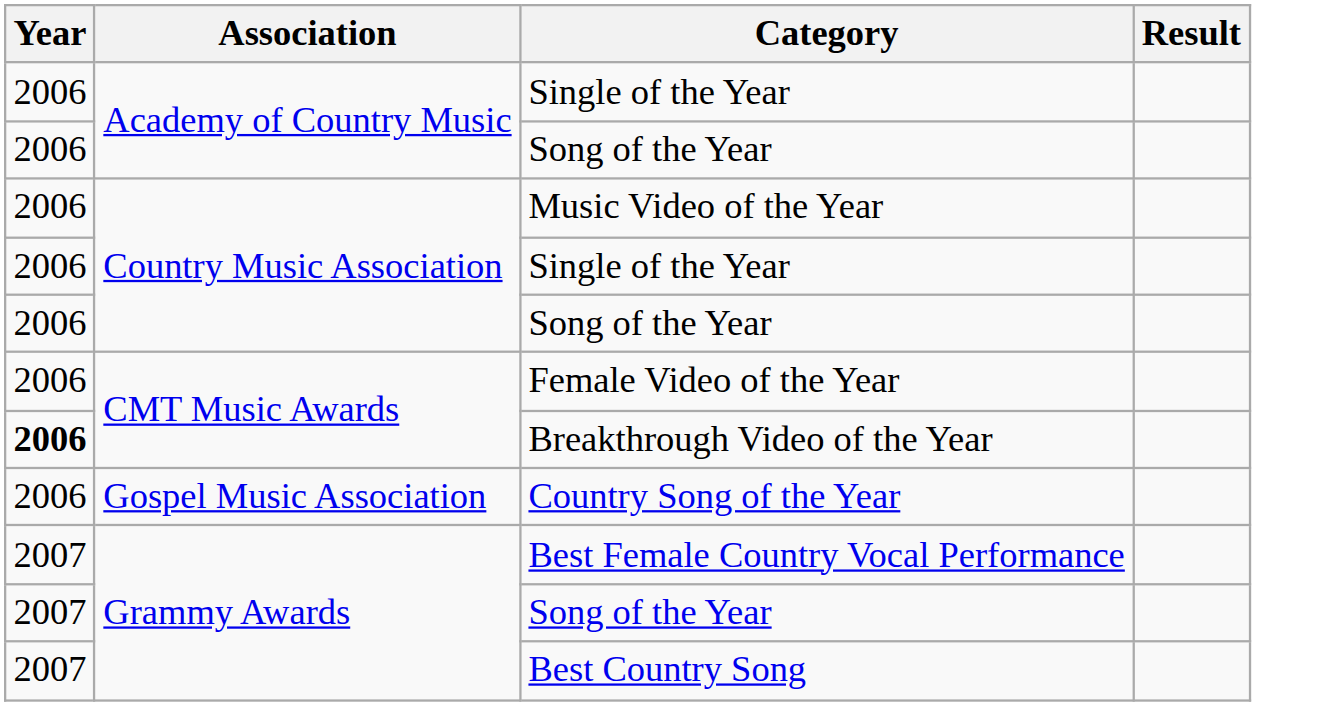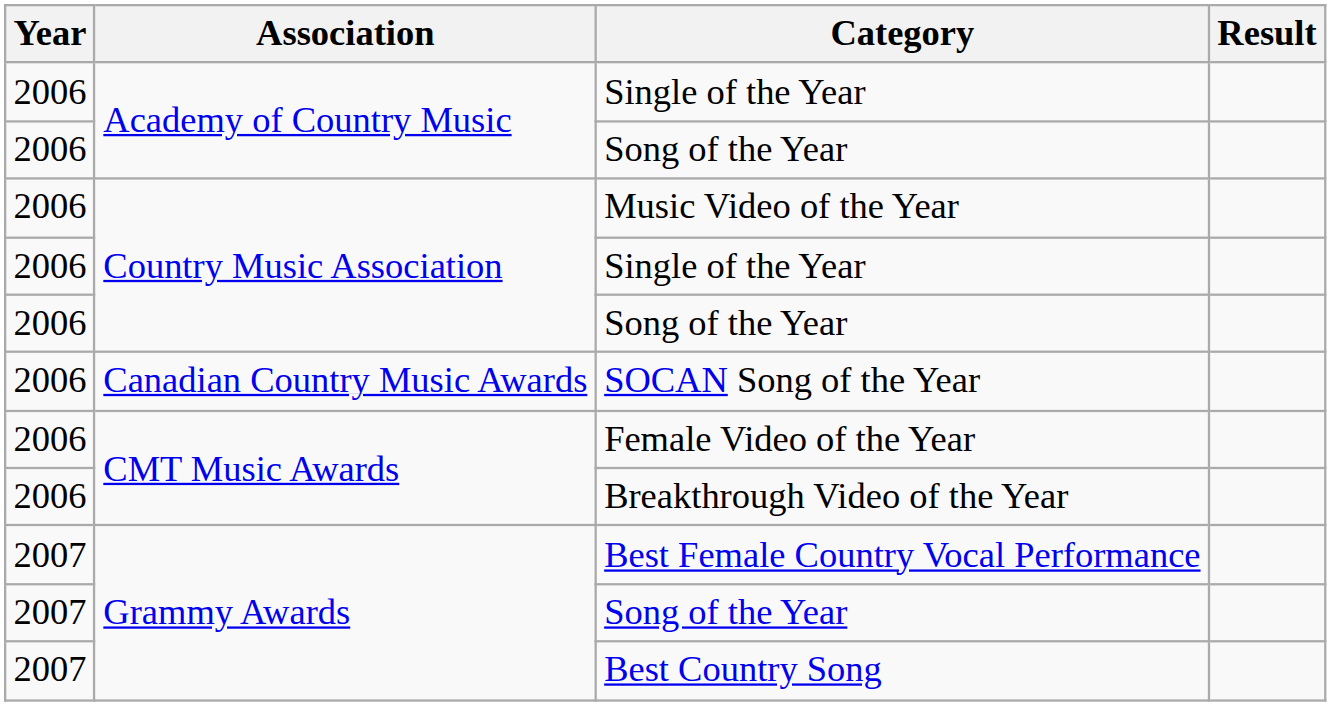+ row: (345, 380)
(50, 438) bold -> (50, 496) normal
- row: (295, 496)
